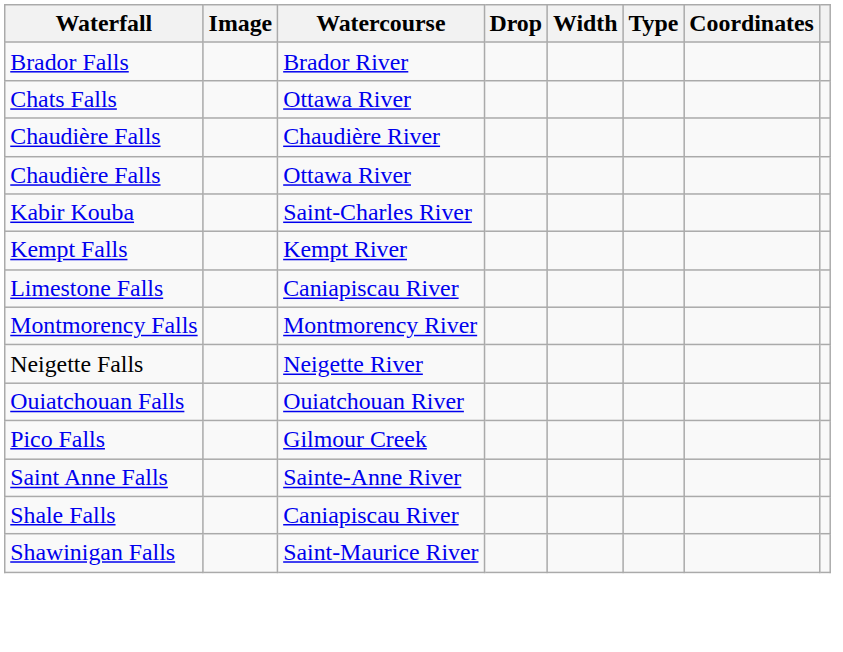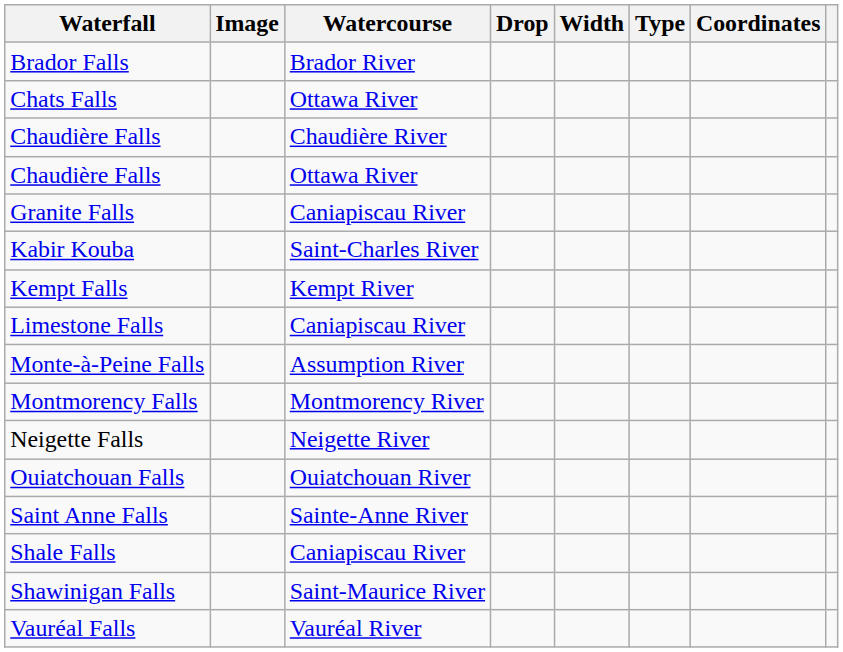+ row: (72, 212)
+ row: (107, 363)
- row: (58, 439)
+ row: (73, 628)
